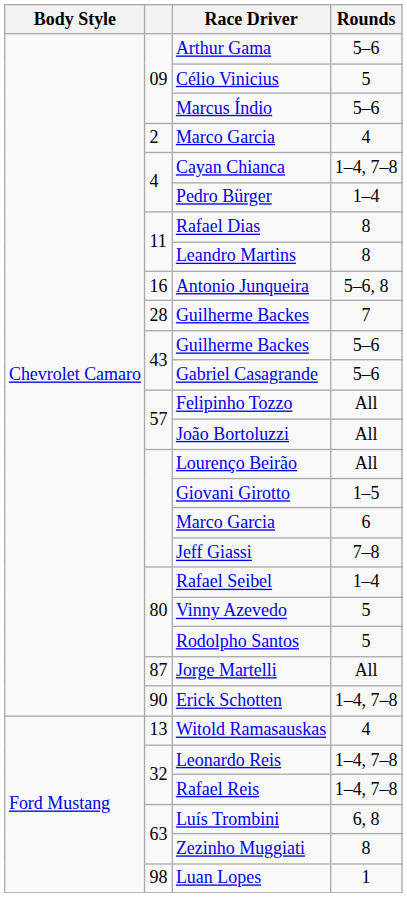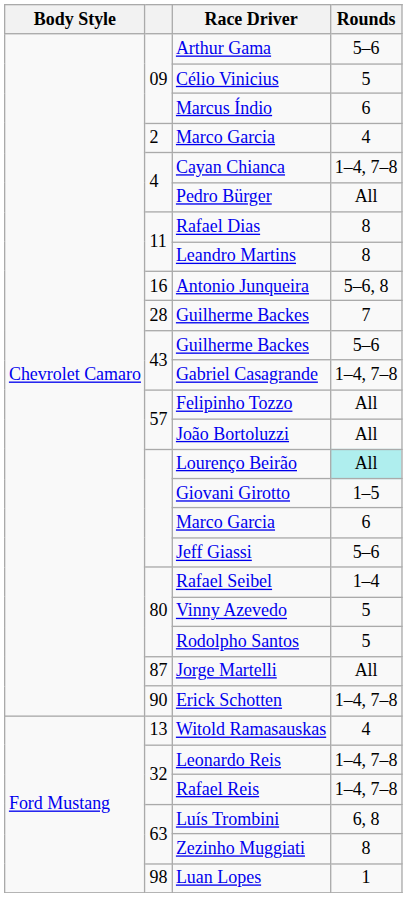(366, 107) 5–6 -> (366, 107) 6
(366, 196) 1–4 -> (366, 196) All
(366, 374) 5–6 -> (366, 374) 1–4, 7–8
(366, 463) no background -> (366, 463) paleturquoise background
(366, 552) 7–8 -> (366, 552) 5–6
